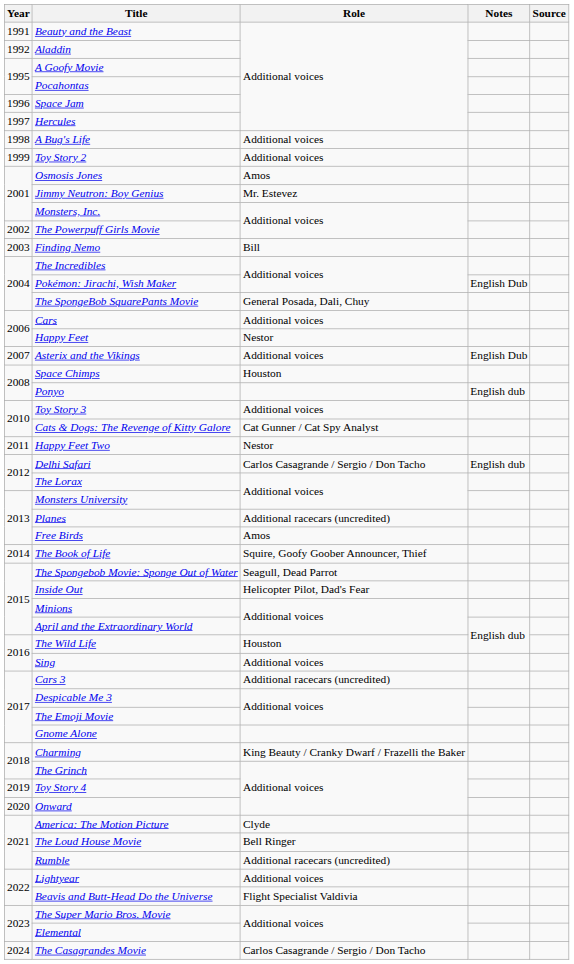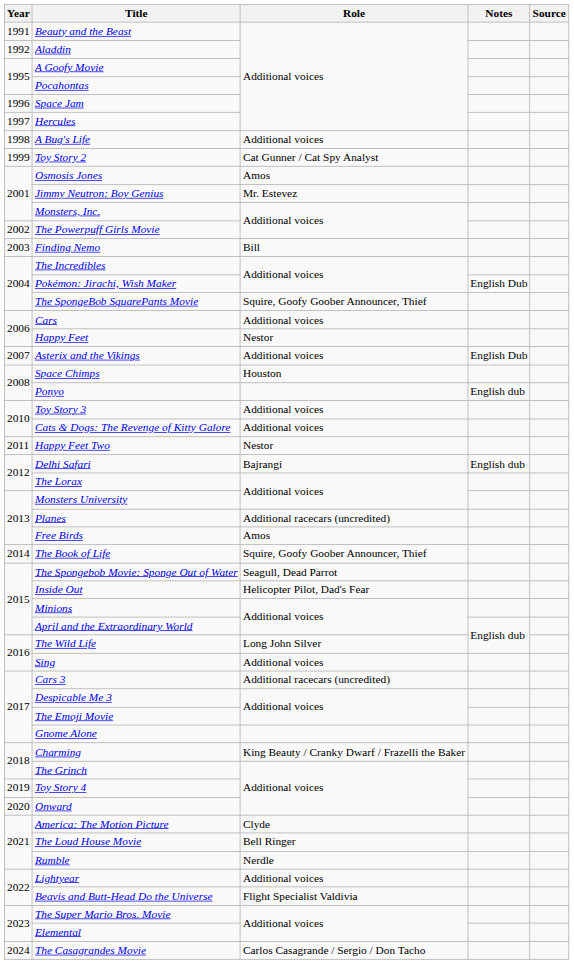(283, 157) Additional voices -> (311, 157) Cat Gunner / Cat Spy Analyst
(306, 301) General Posada, Dali, Chuy -> (335, 301) Squire, Goofy Goober Announcer, Thief
(311, 427) Cat Gunner / Cat Spy Analyst -> (283, 427) Additional voices
(334, 463) Carlos Casagrande / Sergio / Don Tacho -> (262, 463) Bajrangi
(262, 644) Houston -> (282, 644) Long John Silver
(316, 860) Additional racecars (uncredited) -> (258, 860) Nerdle
